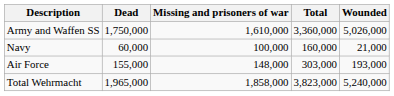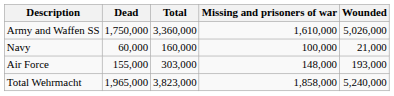columns swapped: (221, 13) <-> (315, 13)
